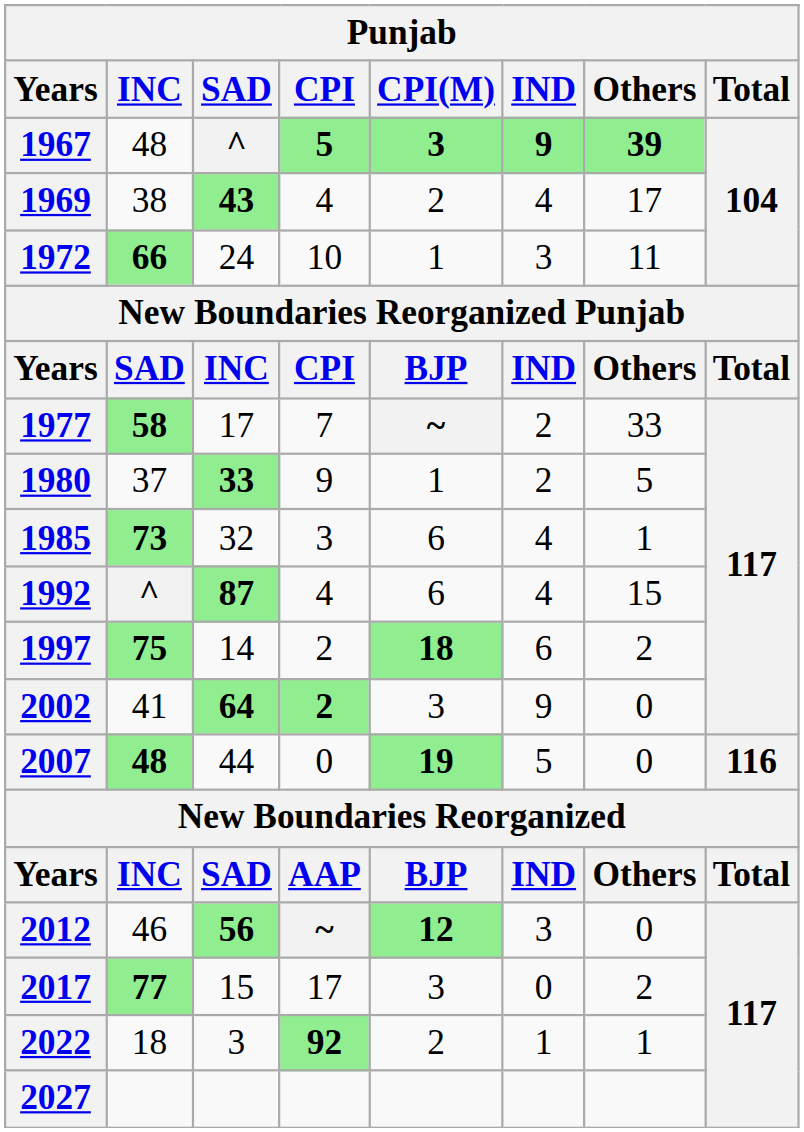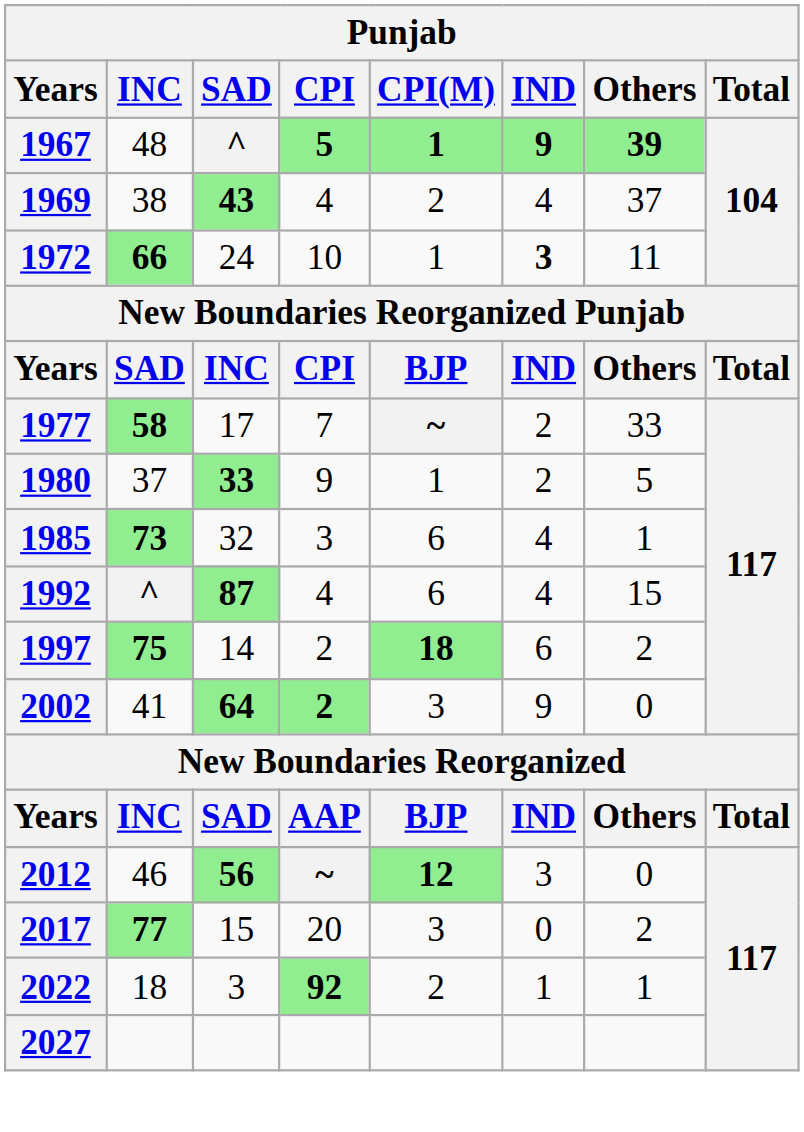(436, 144) 3 -> (436, 144) 1
(644, 200) 17 -> (644, 200) 37
(544, 256) normal -> (544, 256) bold
- row: (55, 761)
(324, 985) 17 -> (324, 929) 20
